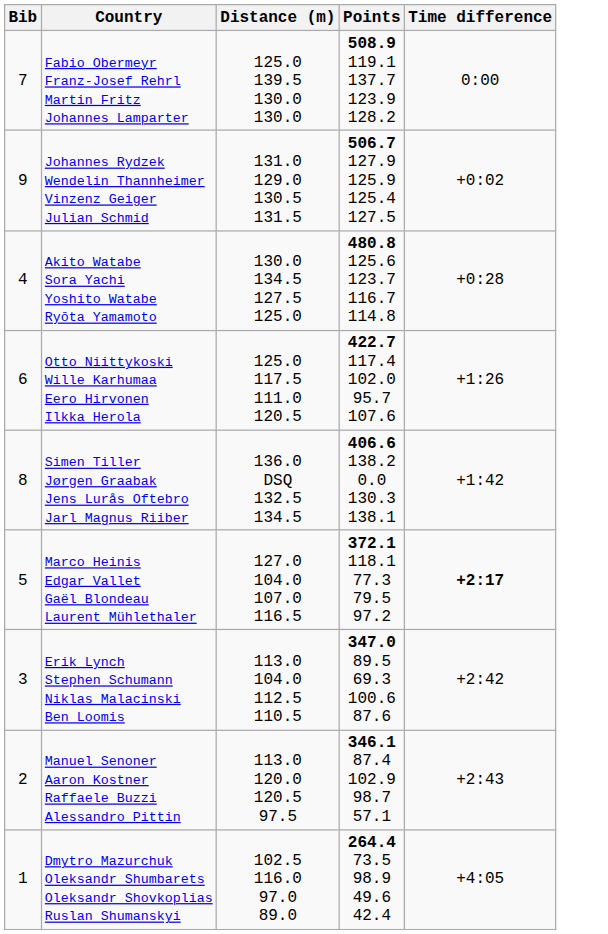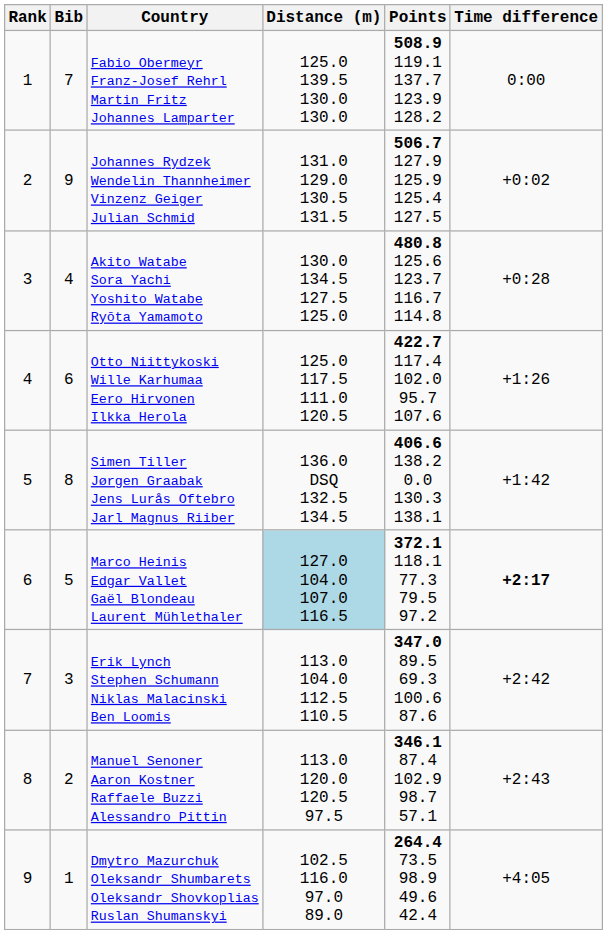+ column: (28, 18)
(278, 589) no background -> (324, 589) lightblue background
